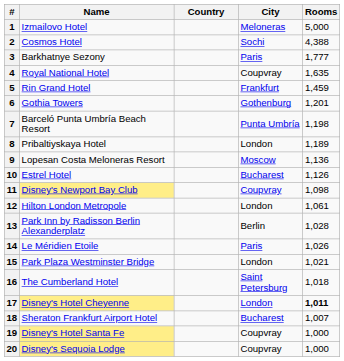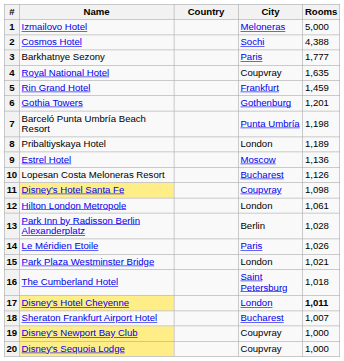(93, 159) Lopesan Costa Meloneras Resort -> (46, 159) Estrel Hotel
(46, 175) Estrel Hotel -> (93, 175) Lopesan Costa Meloneras Resort
(80, 190) Disney's Newport Bay Club -> (73, 190) Disney's Hotel Santa Fe
(73, 333) Disney's Hotel Santa Fe -> (80, 333) Disney's Newport Bay Club
